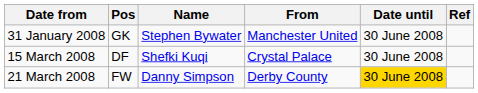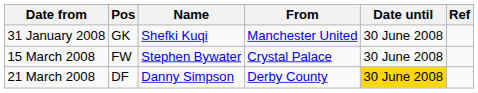(191, 35) Stephen Bywater -> (175, 35) Shefki Kuqi
(120, 56) DF -> (121, 56) FW
(175, 56) Shefki Kuqi -> (191, 56) Stephen Bywater
(121, 77) FW -> (120, 77) DF
